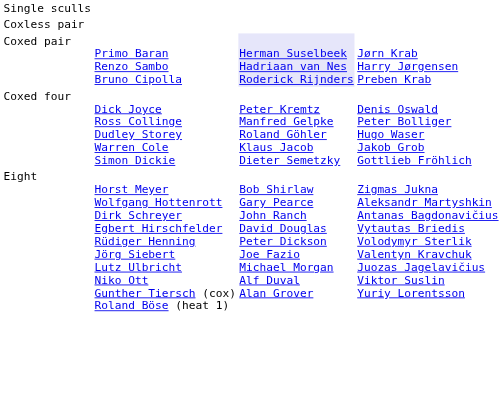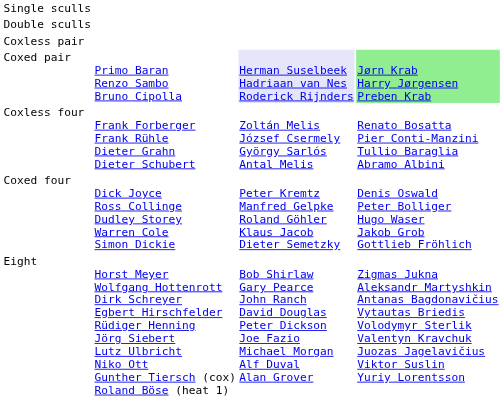+ row: (47, 24)
(408, 67) no background -> (408, 83) lightgreen background
+ row: (44, 112)
